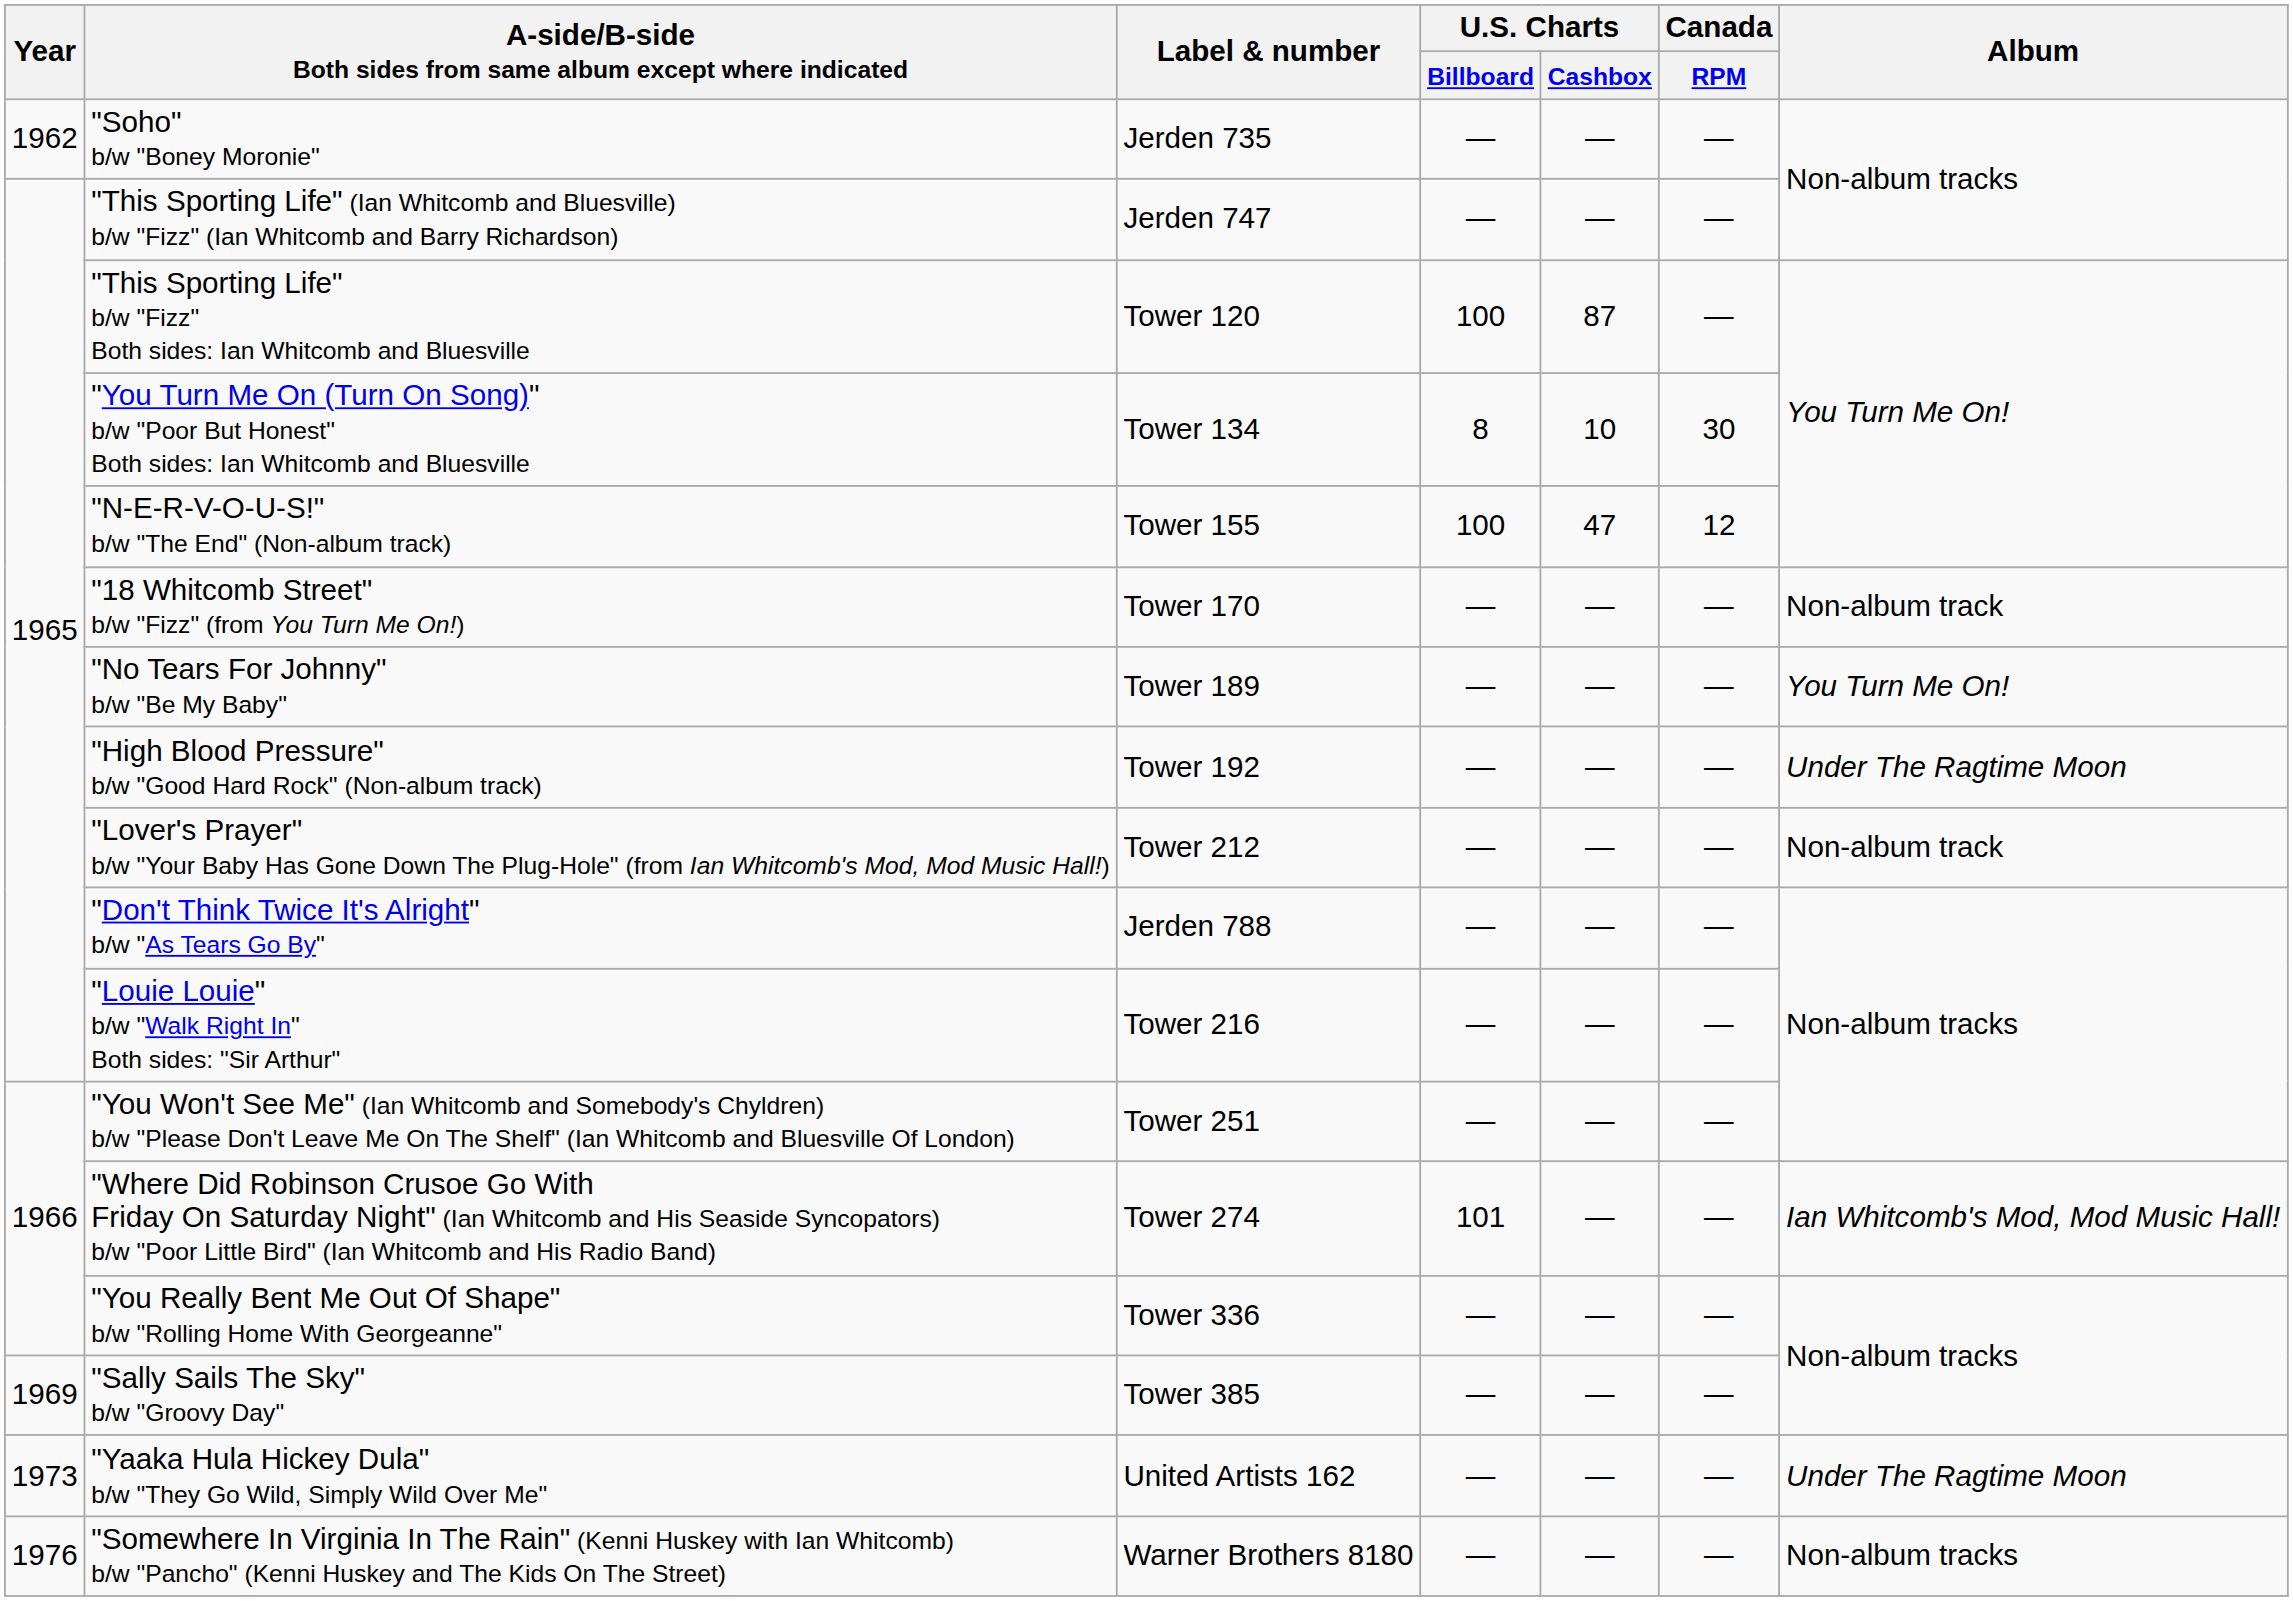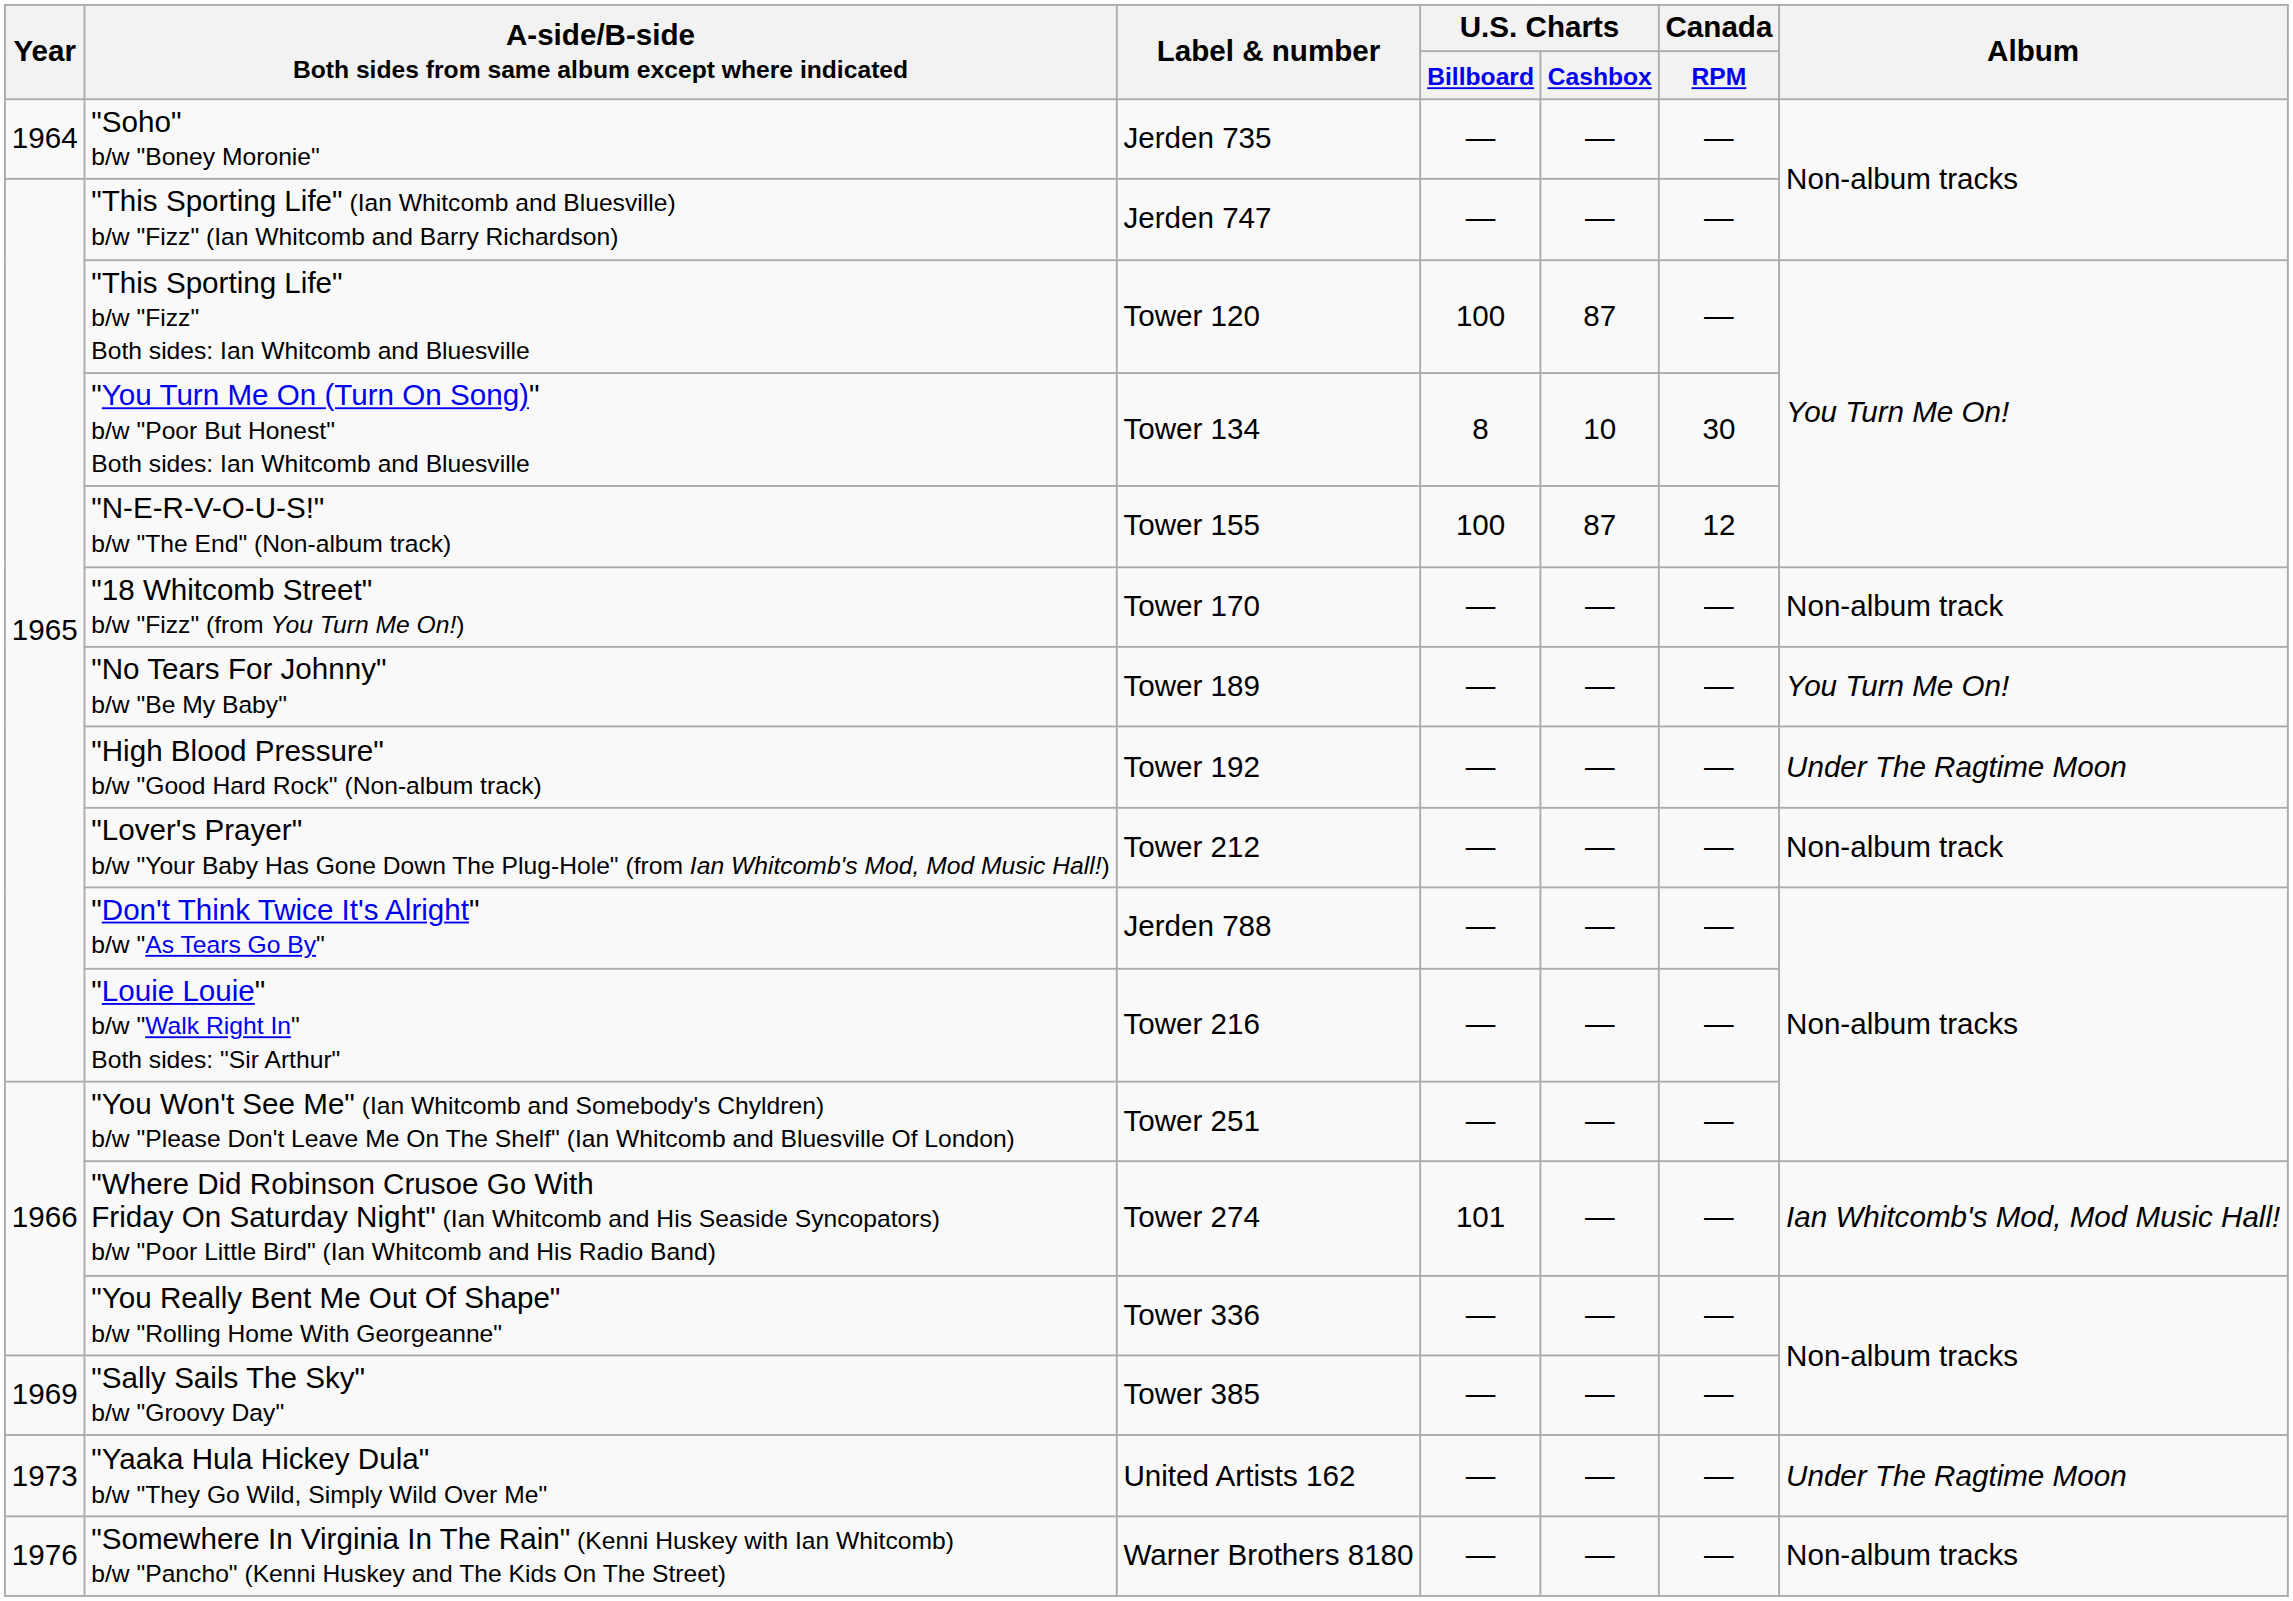(45, 138) 1962 -> (45, 138) 1964
(1600, 526) 47 -> (1600, 526) 87
